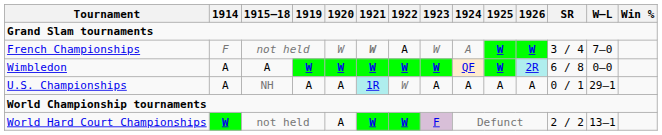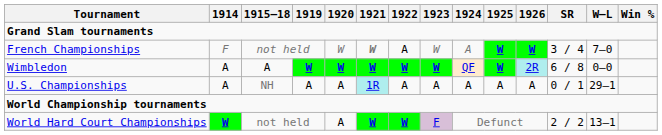(405, 85) W -> (405, 85) A
